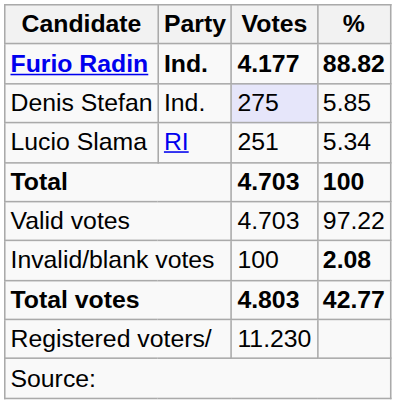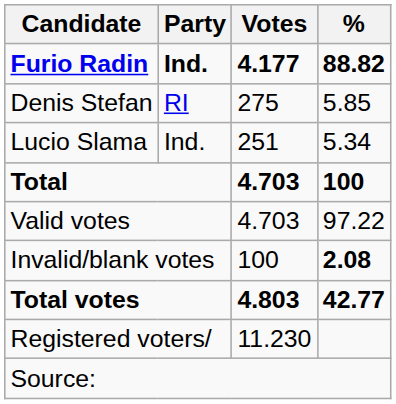(185, 102) Ind. -> (176, 102) RI
(258, 102) lavender background -> (258, 102) no background
(176, 142) RI -> (185, 142) Ind.
